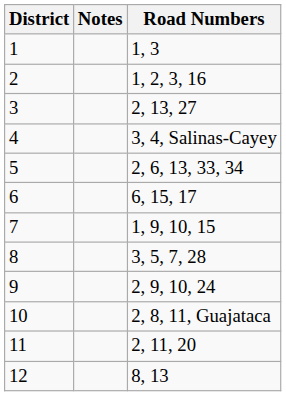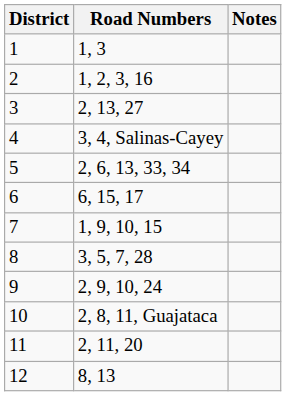columns swapped: (204, 19) <-> (100, 19)
